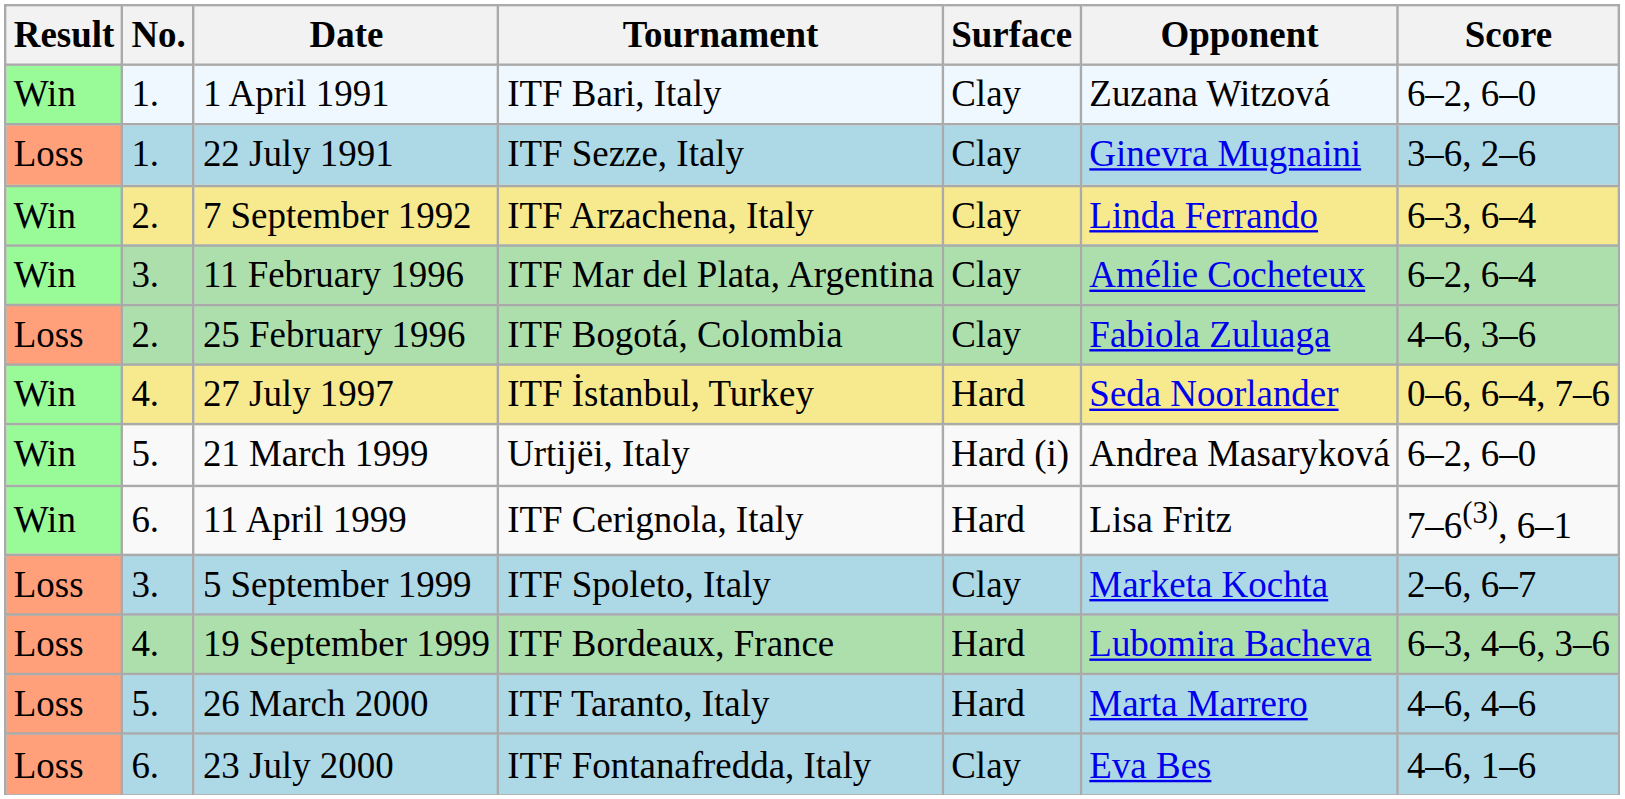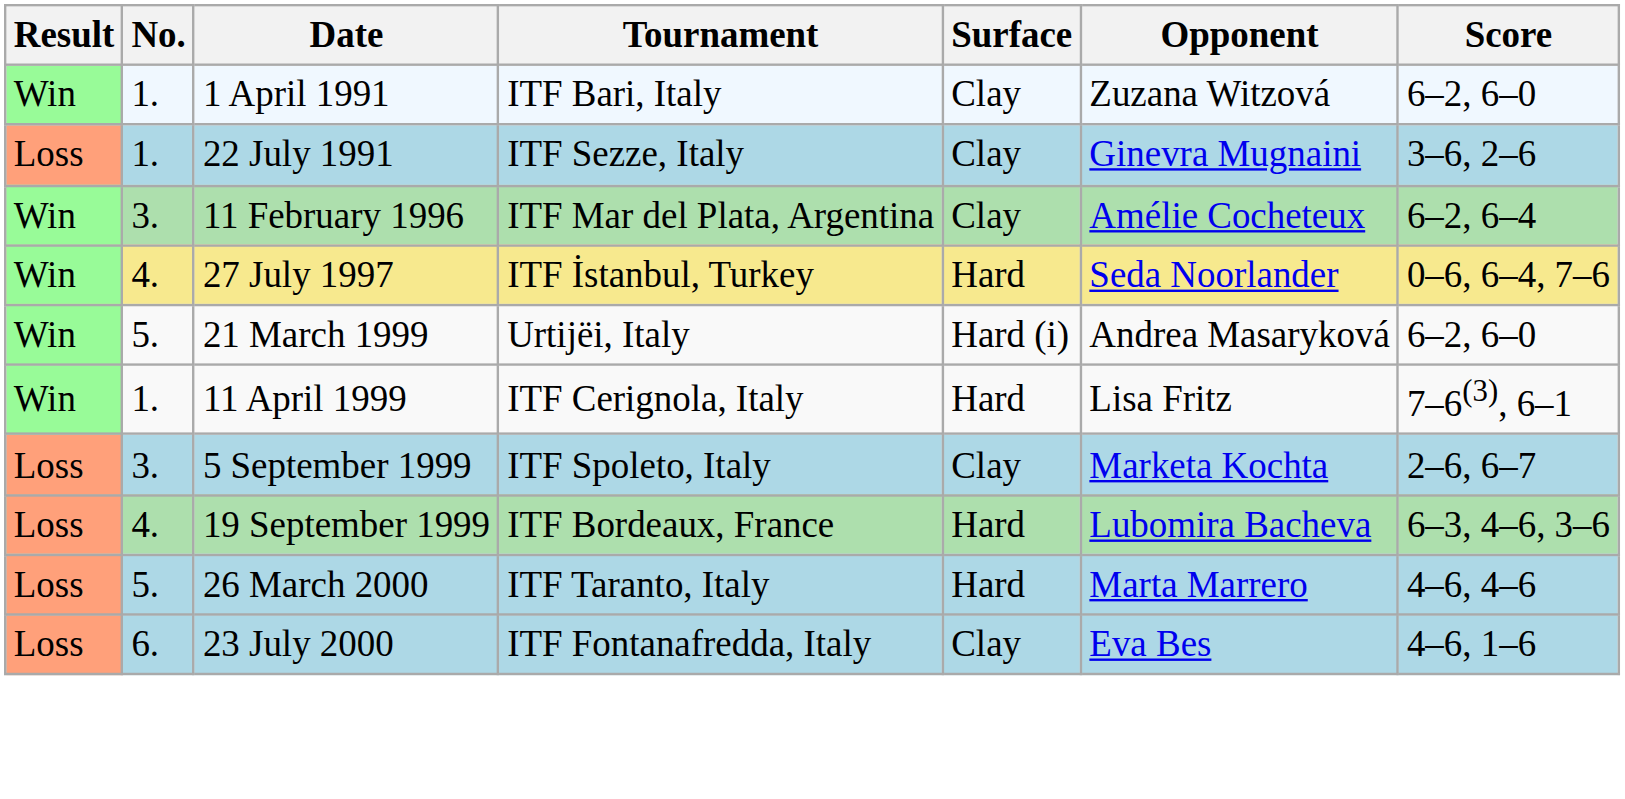- row: (337, 213)
- row: (334, 333)
(145, 518) 6. -> (145, 398) 1.
